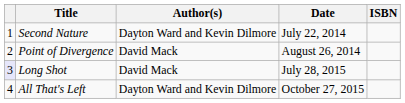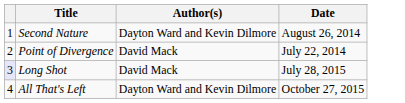- column: (383, 13)
(314, 32) July 22, 2014 -> (321, 32) August 26, 2014
(321, 51) August 26, 2014 -> (314, 51) July 22, 2014
